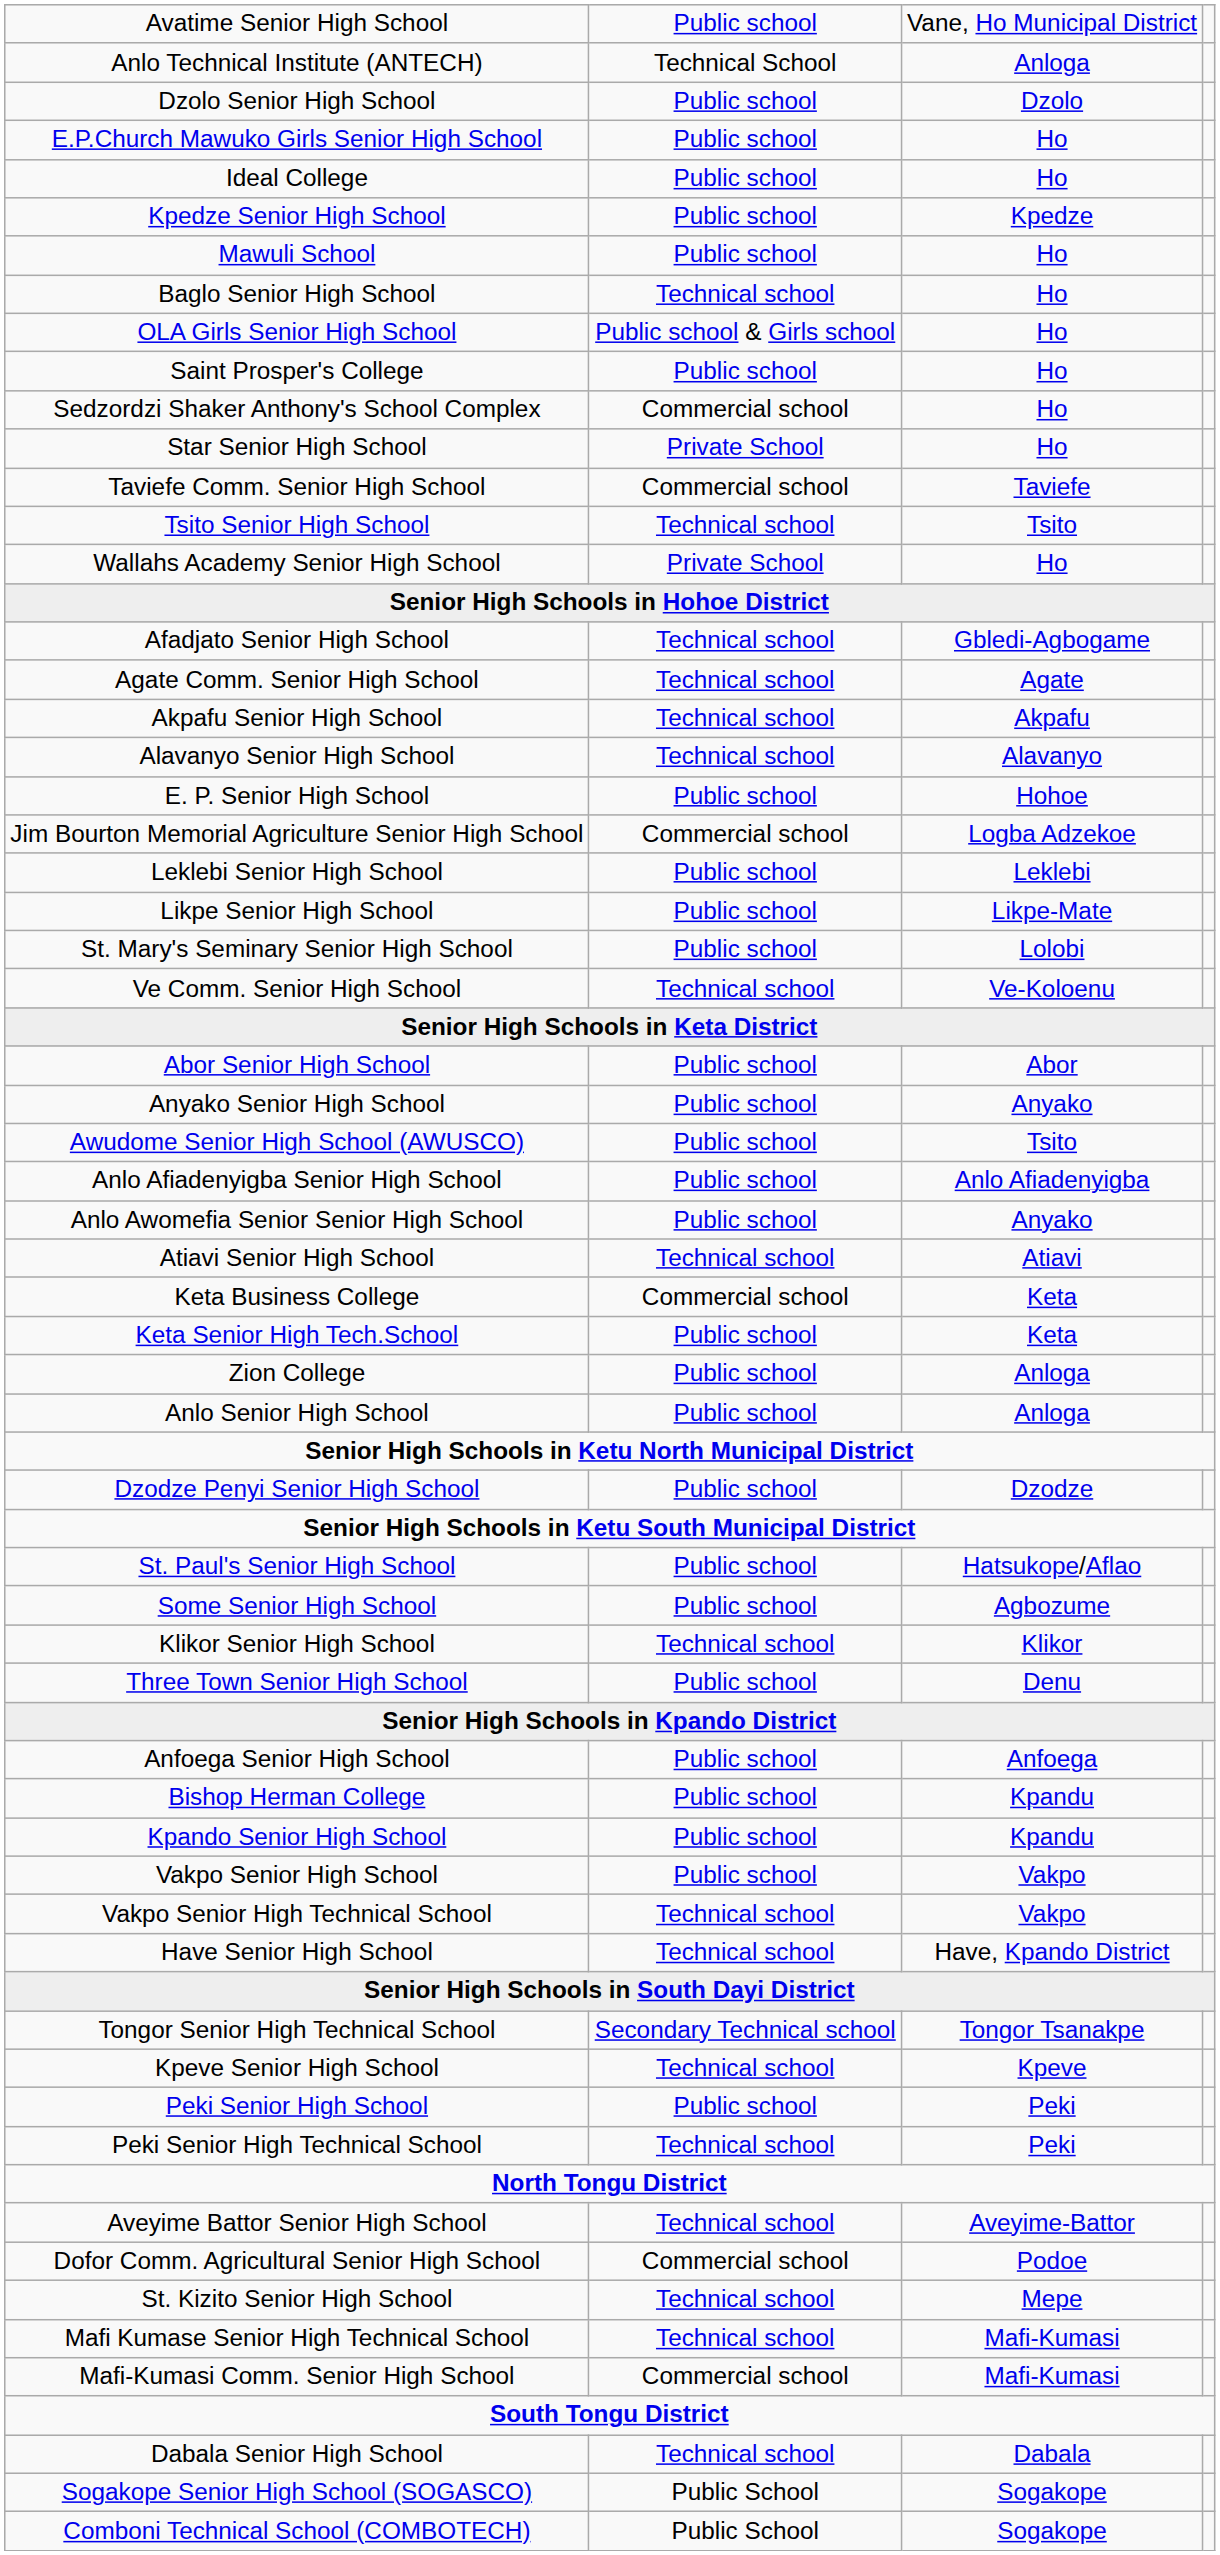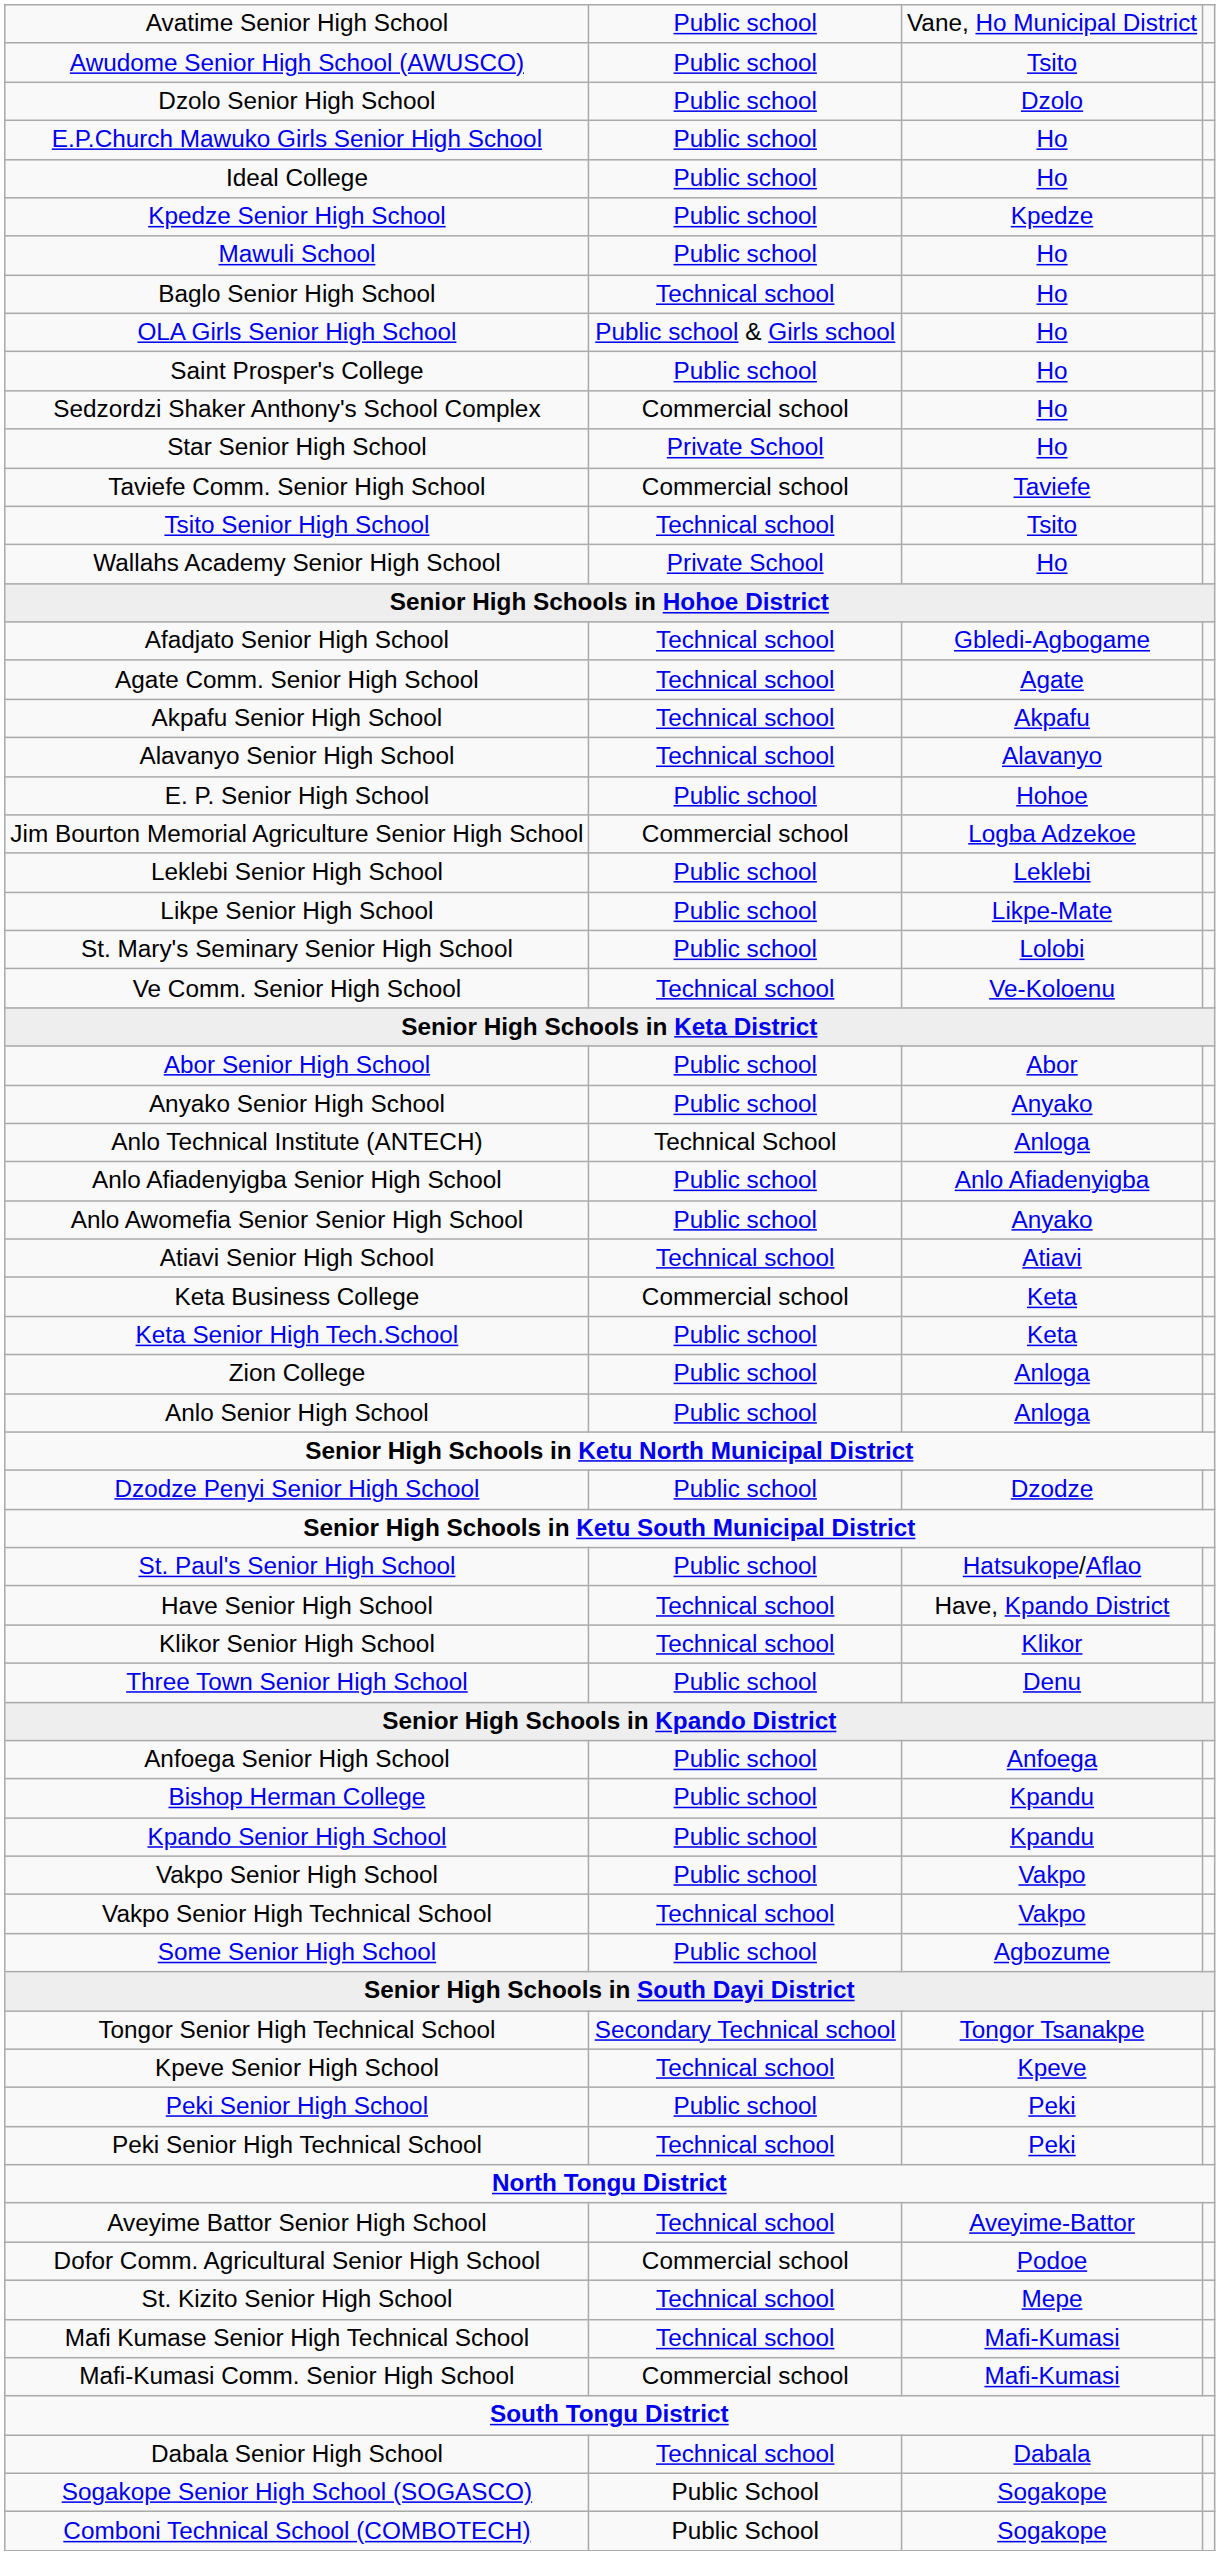rows swapped: (297, 1142) <-> (297, 62)
rows swapped: (297, 1605) <-> (297, 1952)
